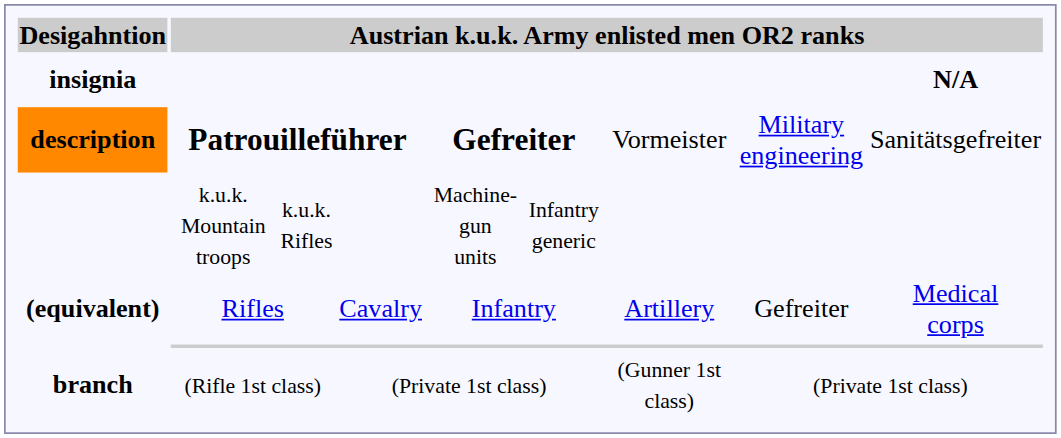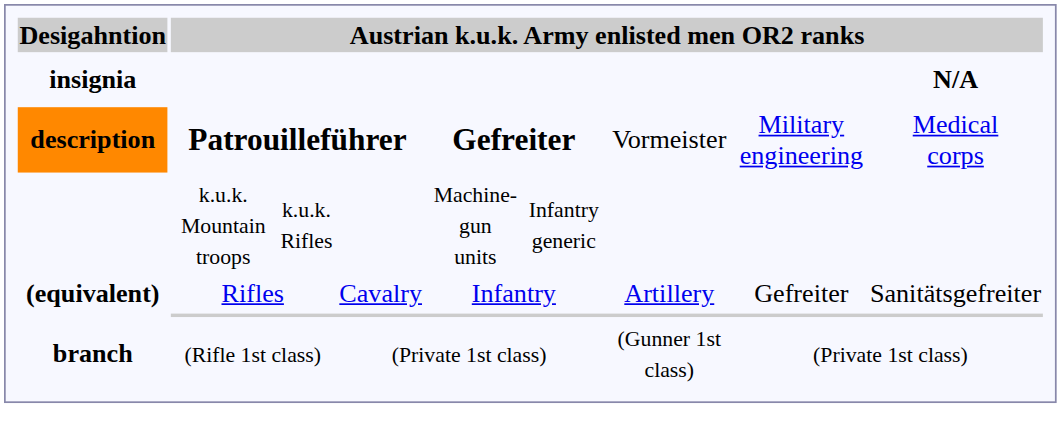(956, 139) Sanitätsgefreiter -> (956, 139) Medical corps
(956, 308) Medical corps -> (956, 292) Sanitätsgefreiter
